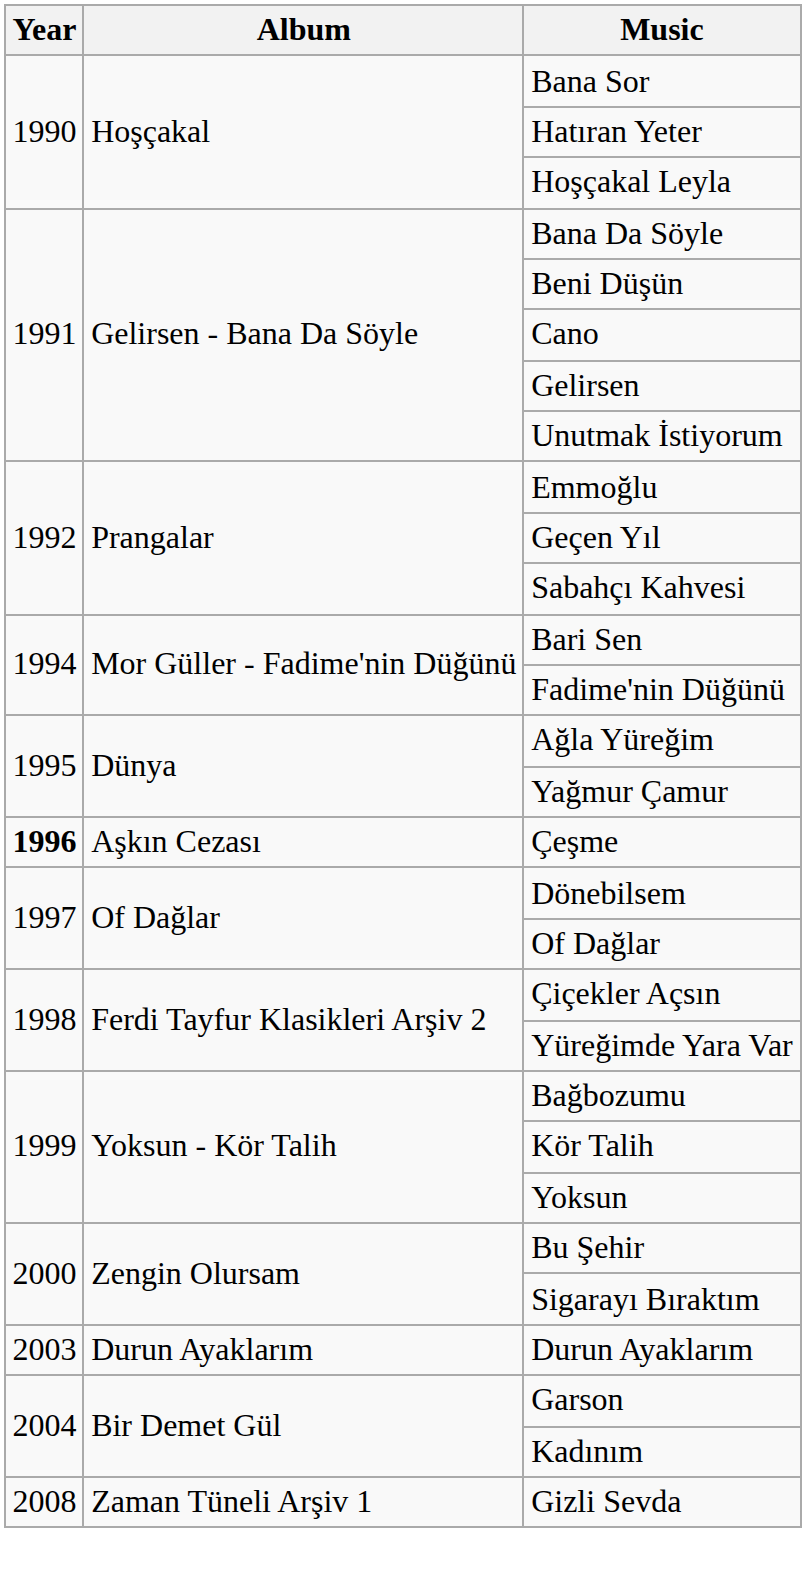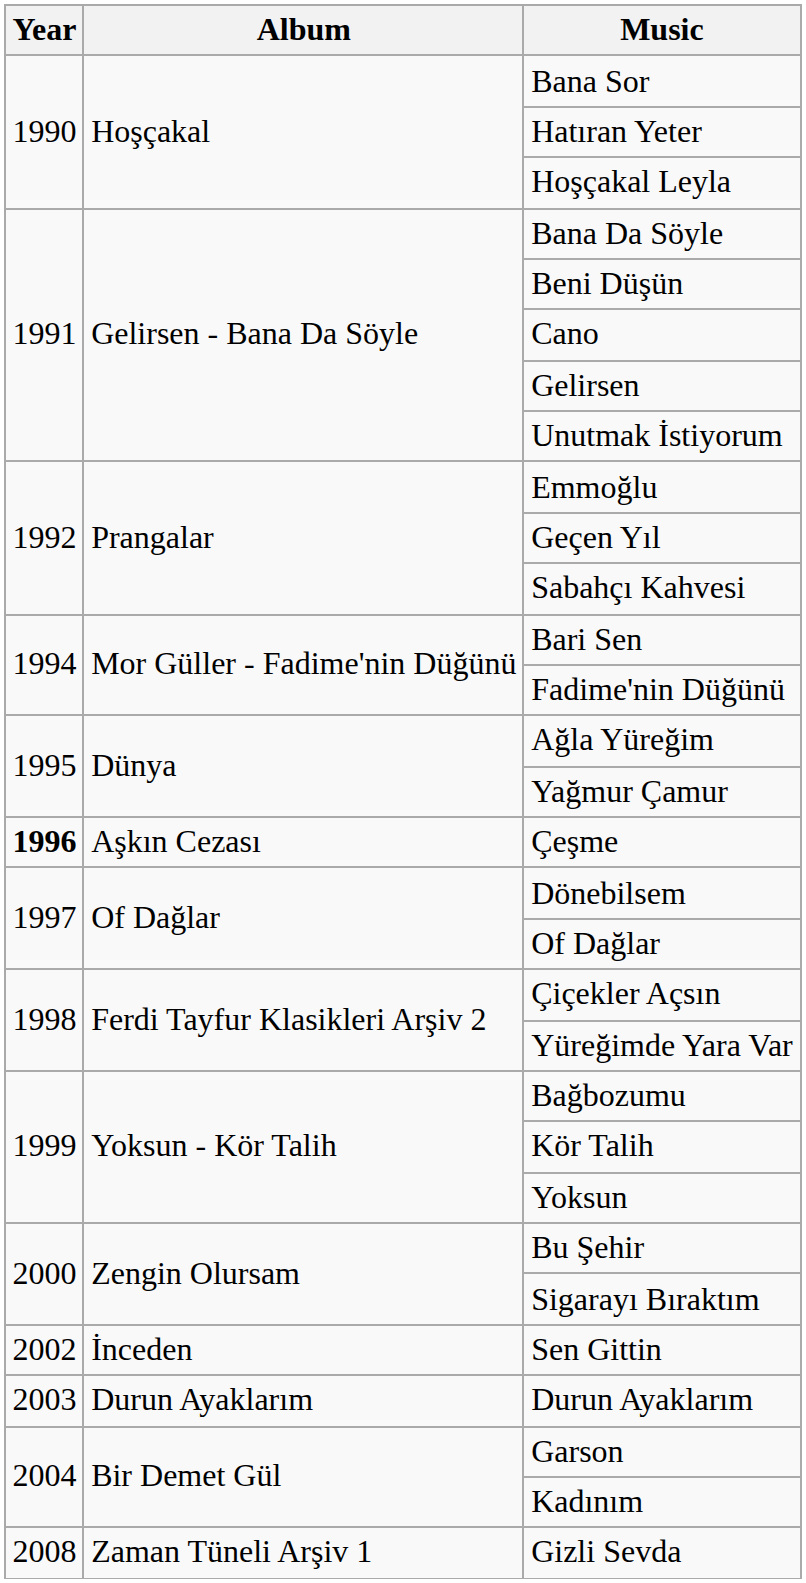+ row: (596, 1349)
